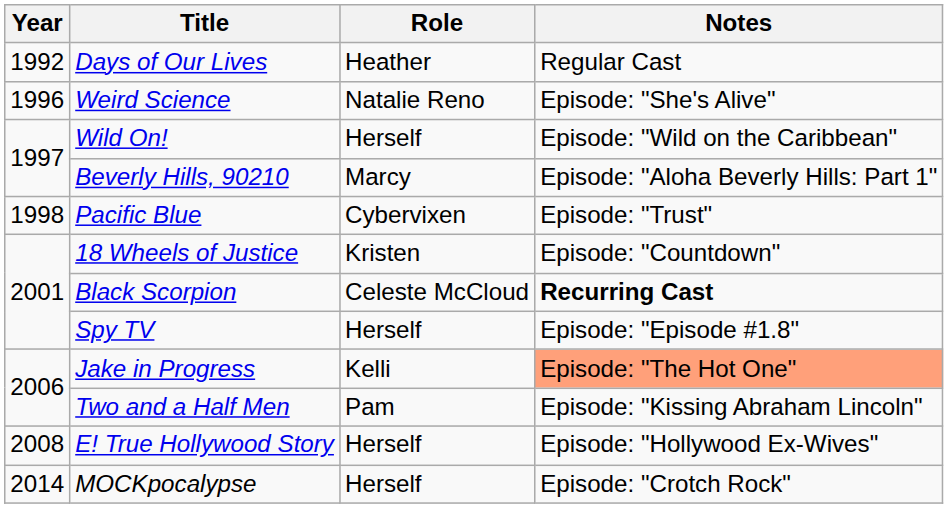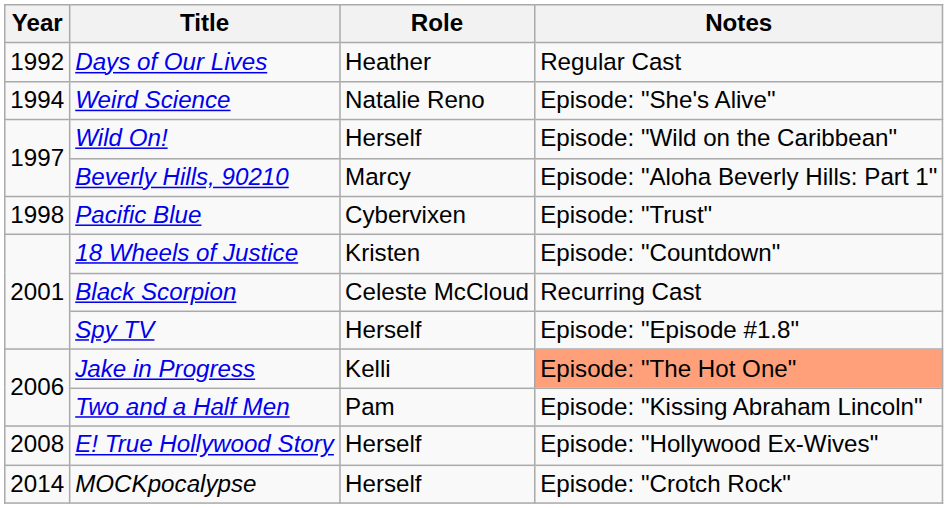(37, 100) 1996 -> (37, 100) 1994
(627, 291) bold -> (621, 291) normal
